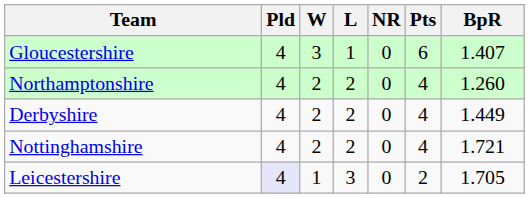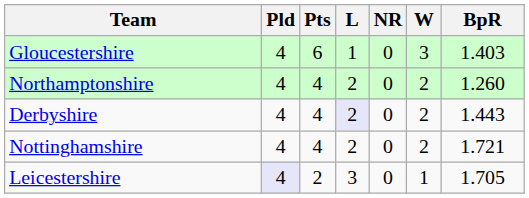columns swapped: (317, 20) <-> (423, 20)
(483, 51) 1.407 -> (483, 51) 1.403
(351, 114) no background -> (352, 114) lavender background
(483, 114) 1.449 -> (483, 114) 1.443
